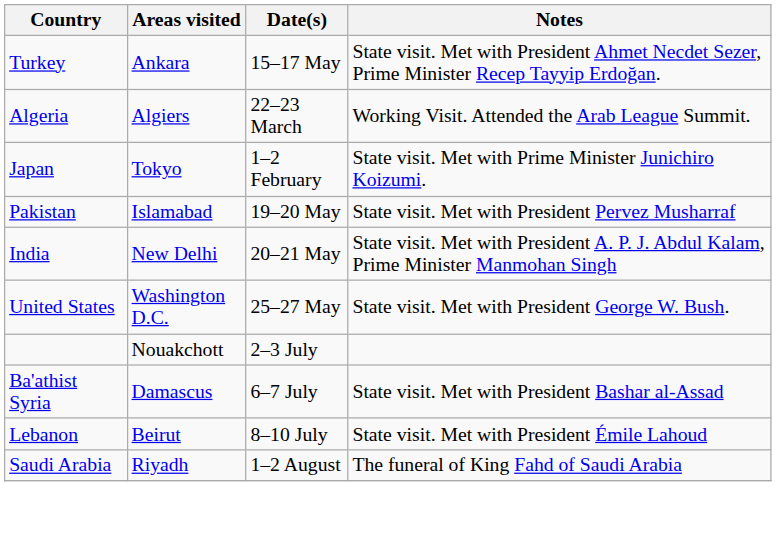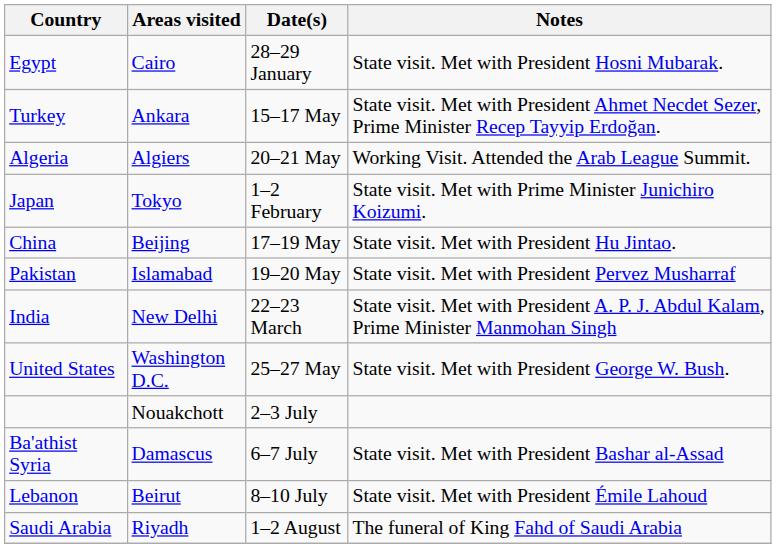+ row: (33, 62)
(276, 115) 22–23 March -> (296, 158) 20–21 May
+ row: (33, 242)
(296, 253) 20–21 May -> (276, 316) 22–23 March
